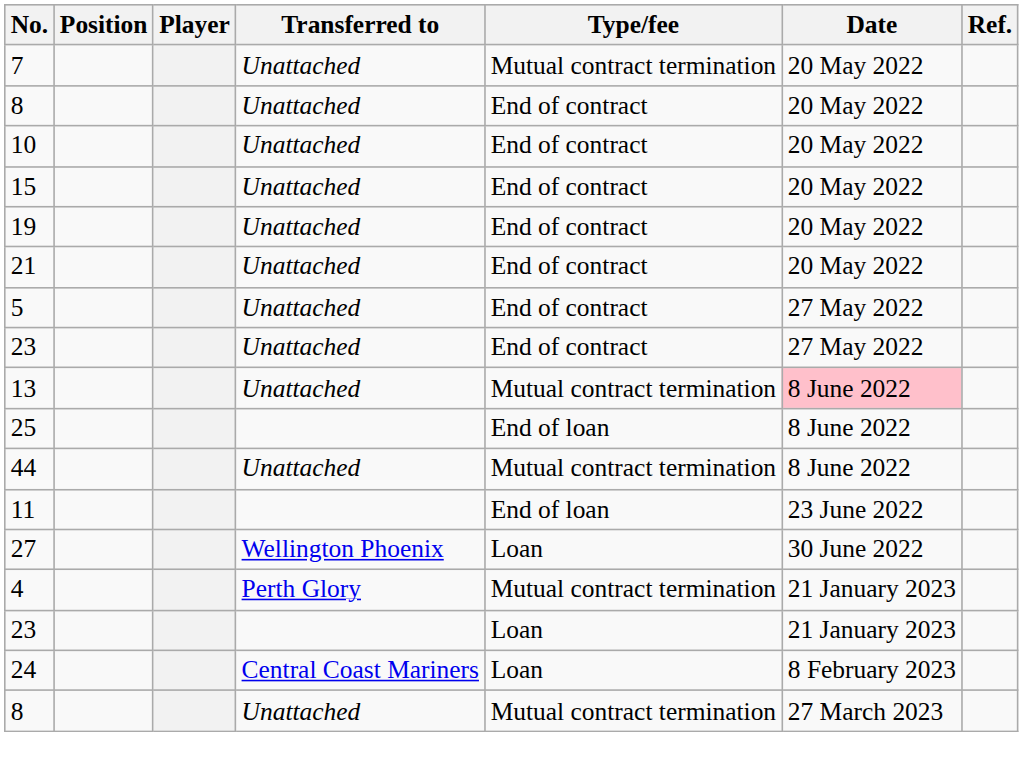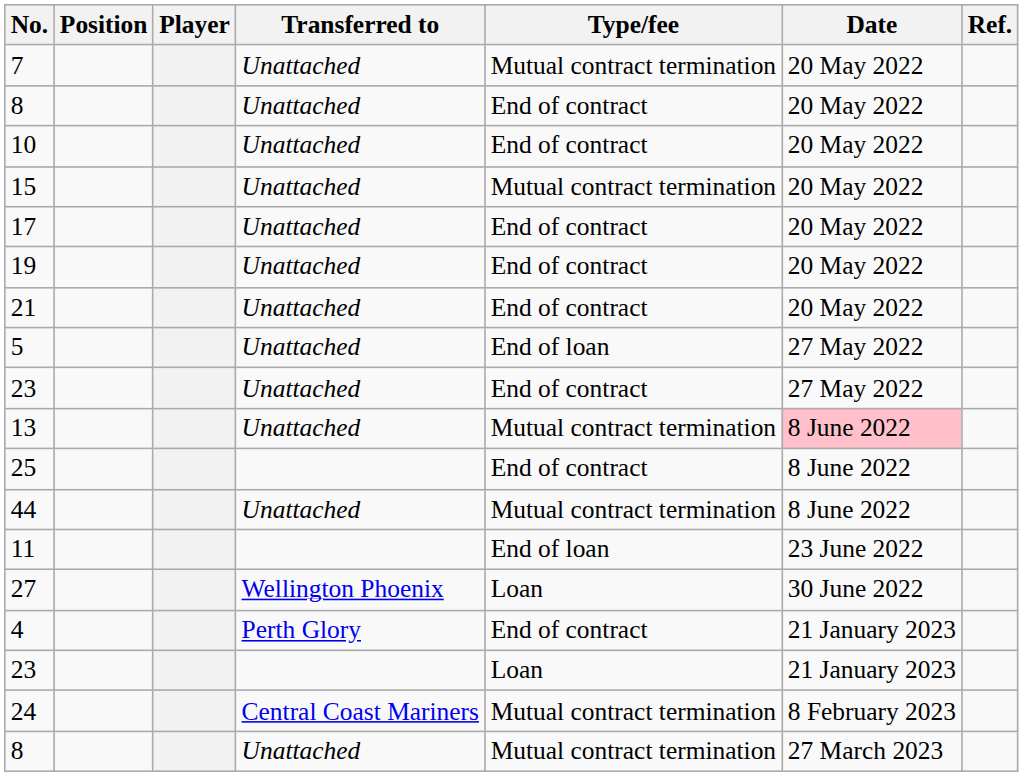(569, 186) End of contract -> (633, 186) Mutual contract termination
+ row: (23, 226)
(569, 307) End of contract -> (550, 347) End of loan
(550, 428) End of loan -> (569, 468) End of contract
(633, 589) Mutual contract termination -> (569, 629) End of contract
(517, 670) Loan -> (633, 710) Mutual contract termination
